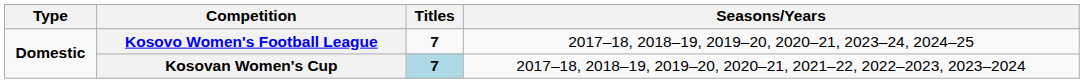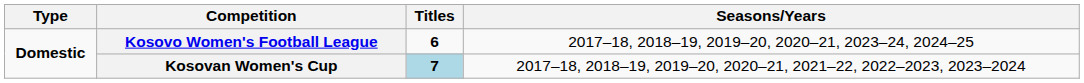(435, 41) 7 -> (435, 41) 6
